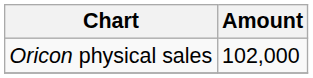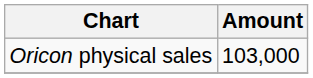(261, 55) 102,000 -> (261, 55) 103,000
